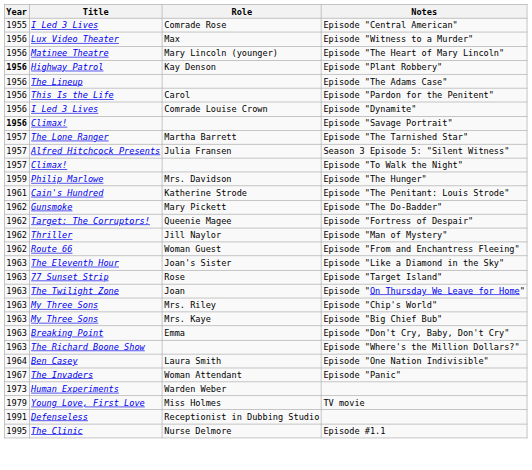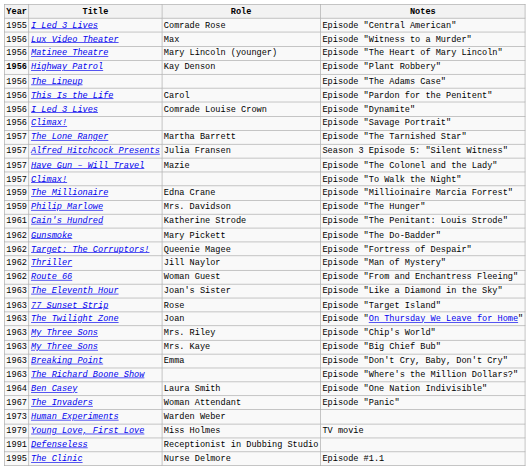(17, 123) bold -> (17, 123) normal
+ row: (88, 165)
+ row: (70, 193)
